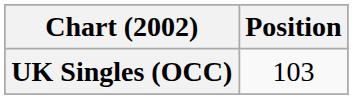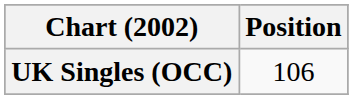(293, 71) 103 -> (293, 71) 106
